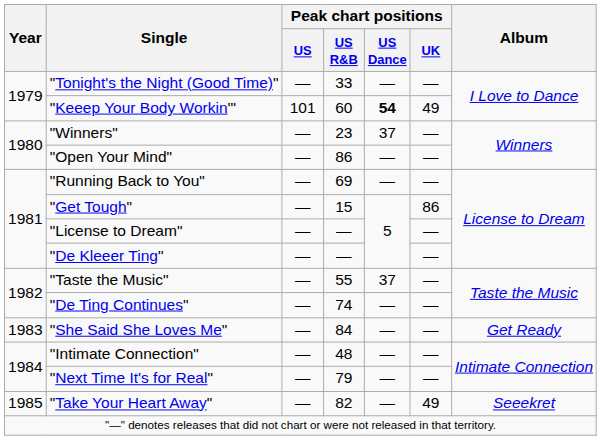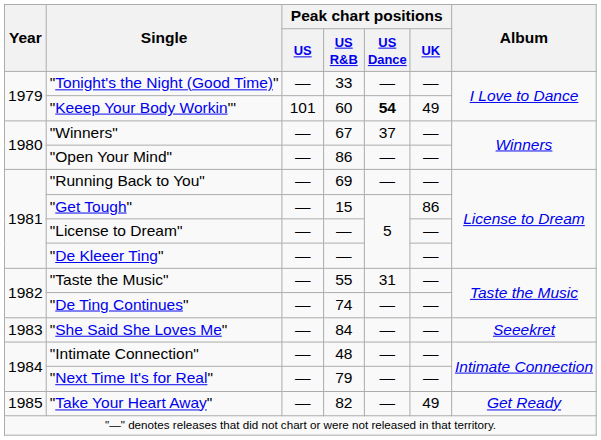(344, 132) 23 -> (344, 132) 67
(387, 280) 37 -> (387, 280) 31
(524, 329) Get Ready -> (524, 329) Seeekret
(524, 403) Seeekret -> (524, 403) Get Ready
